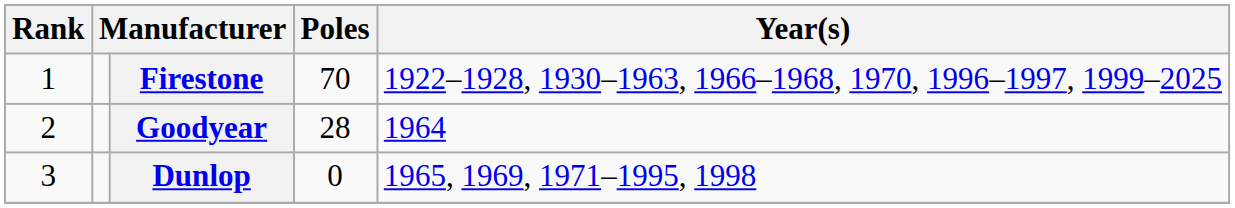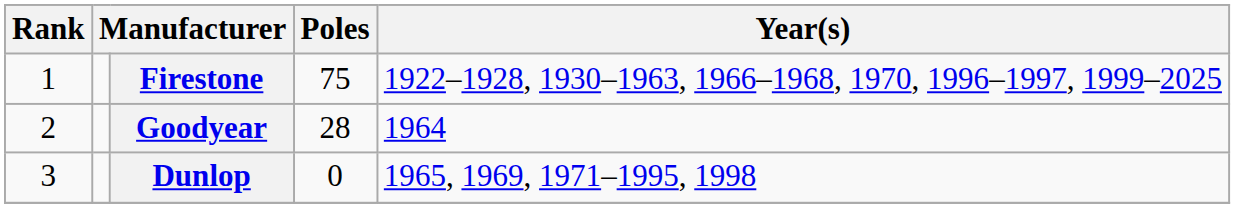(335, 78) 70 -> (335, 78) 75
